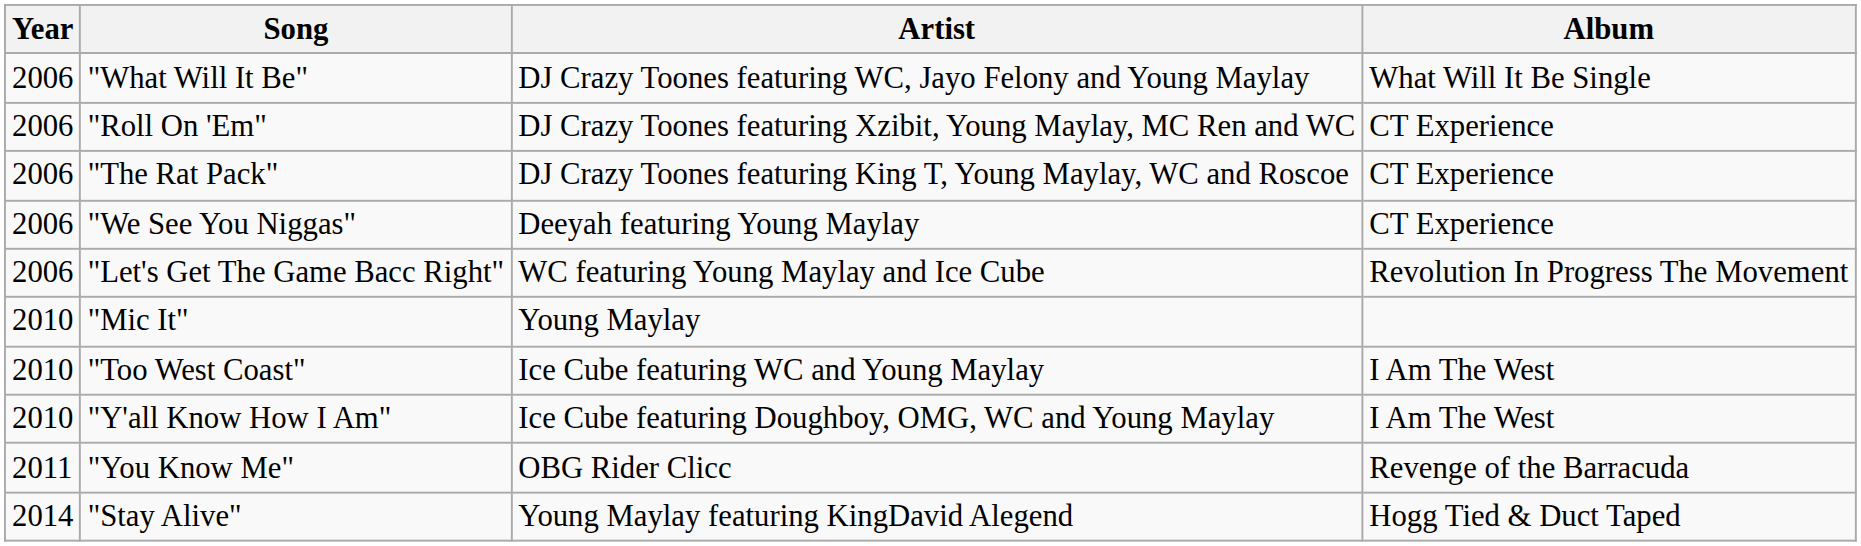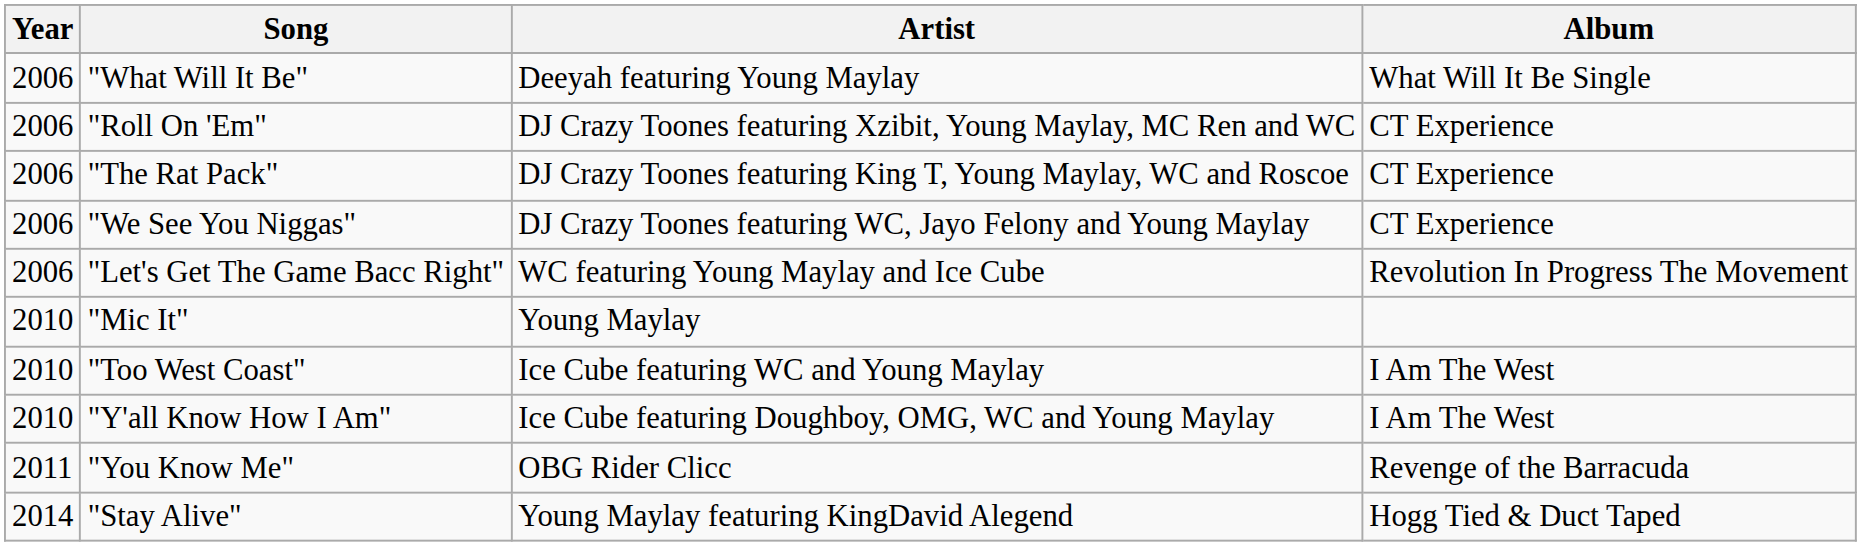(914, 77) DJ Crazy Toones featuring WC, Jayo Felony and Young Maylay -> (719, 77) Deeyah featuring Young Maylay
(719, 223) Deeyah featuring Young Maylay -> (914, 223) DJ Crazy Toones featuring WC, Jayo Felony and Young Maylay
